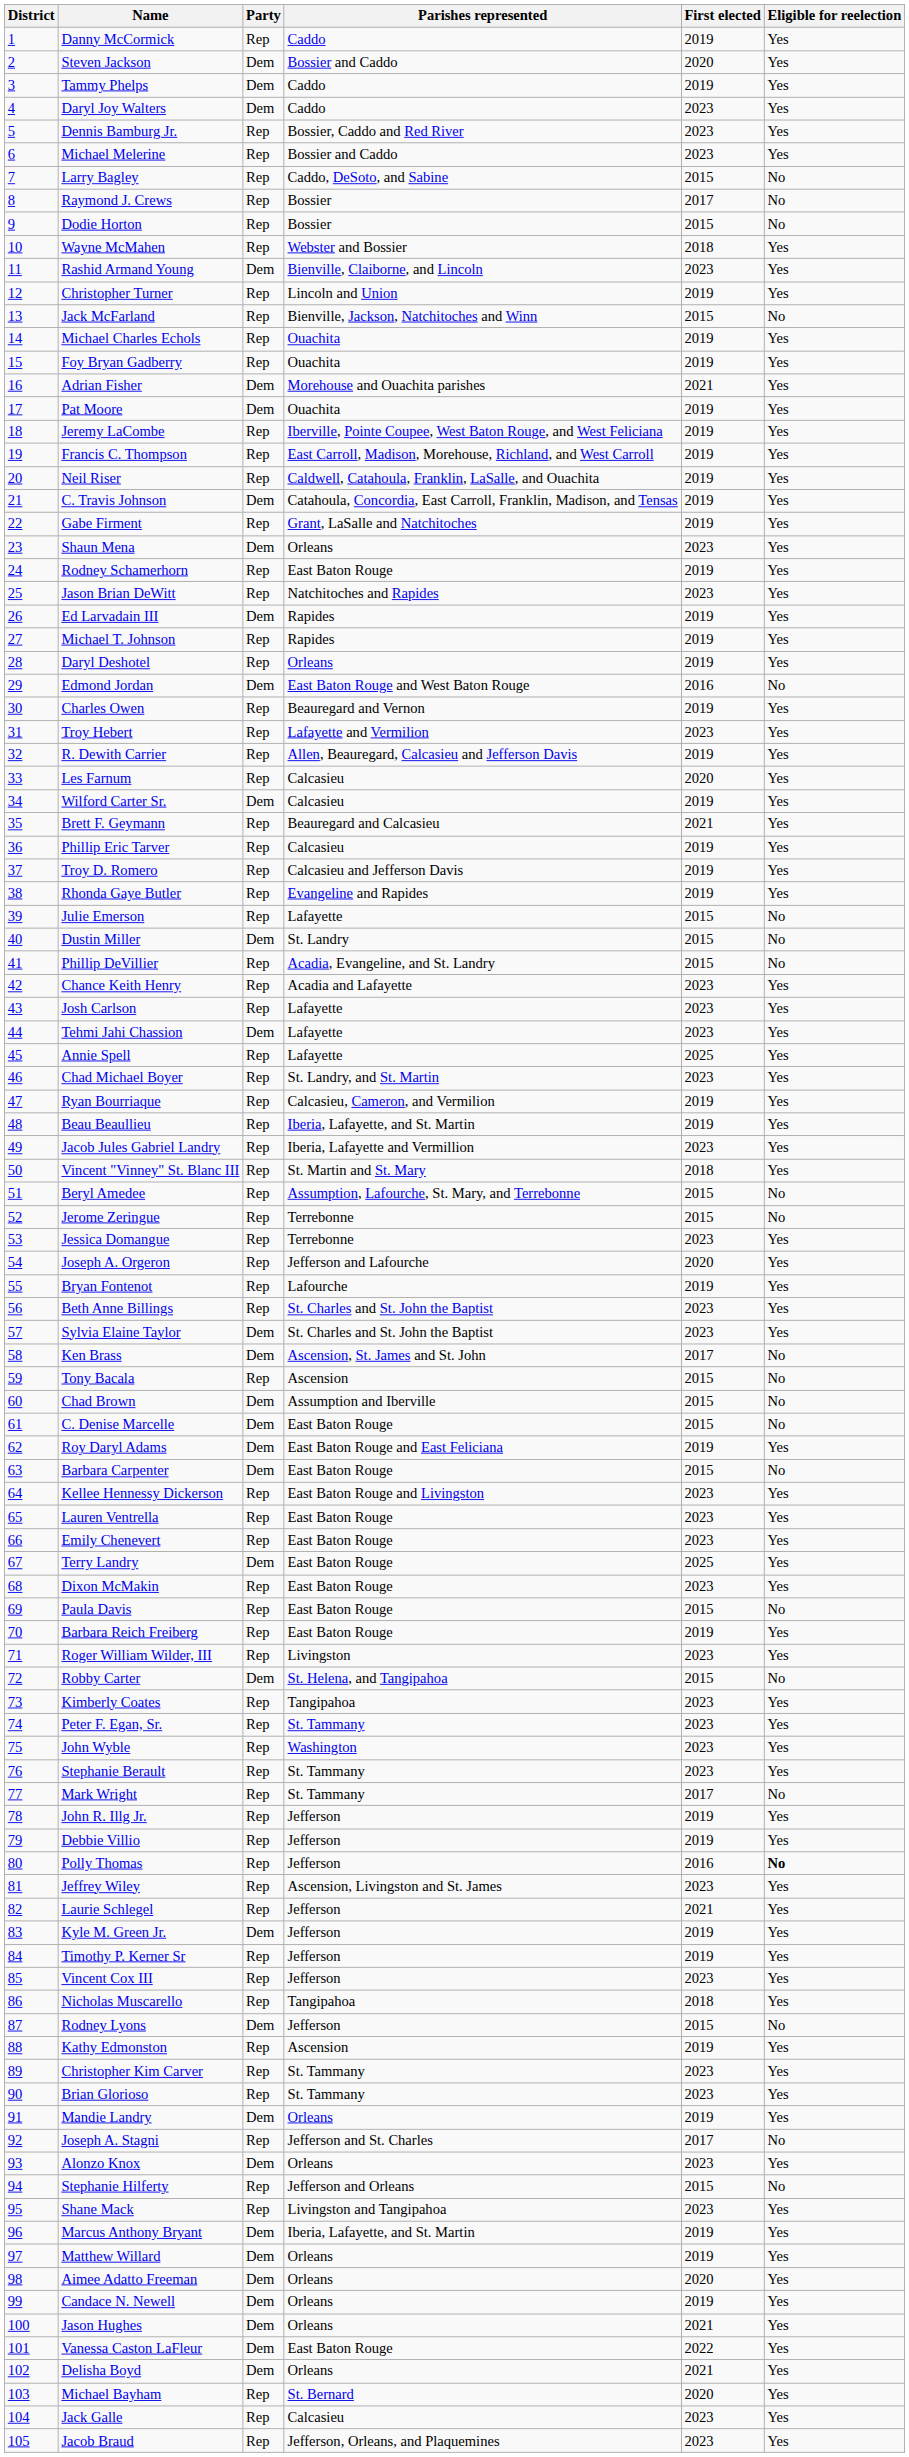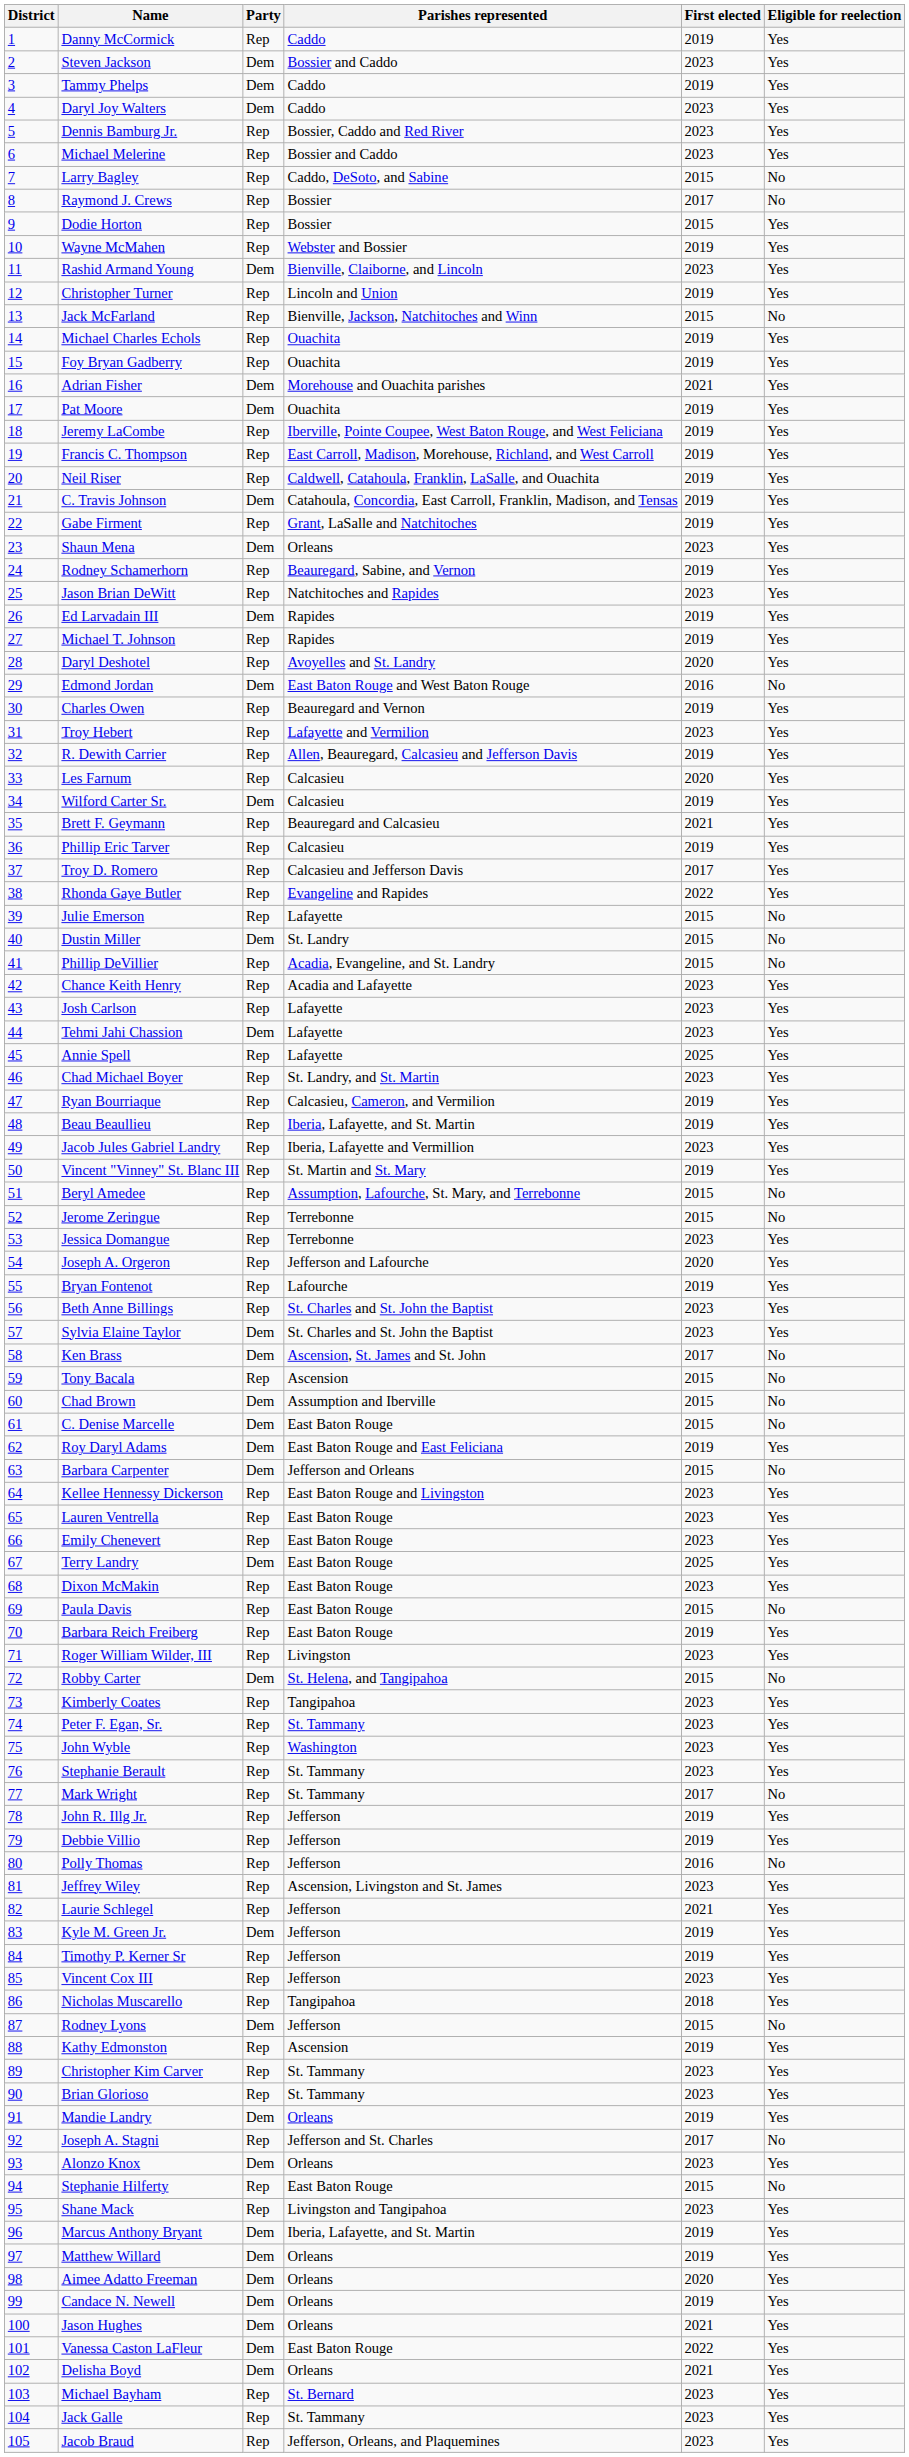(699, 62) 2020 -> (699, 62) 2023
(776, 223) No -> (778, 223) Yes
(699, 246) 2018 -> (699, 246) 2019
(340, 570) East Baton Rouge -> (381, 570) Beauregard, Sabine, and Vernon
(310, 662) Orleans -> (361, 662) Avoyelles and St. Landry
(699, 662) 2019 -> (699, 662) 2020
(699, 870) 2019 -> (699, 870) 2017
(699, 893) 2019 -> (699, 893) 2022
(699, 1170) 2018 -> (699, 1170) 2019
(340, 1470) East Baton Rouge -> (351, 1470) Jefferson and Orleans
(776, 1863) bold -> (776, 1863) normal
(351, 2186) Jefferson and Orleans -> (340, 2186) East Baton Rouge
(699, 2394) 2020 -> (699, 2394) 2023
(316, 2417) Calcasieu -> (326, 2417) St. Tammany
